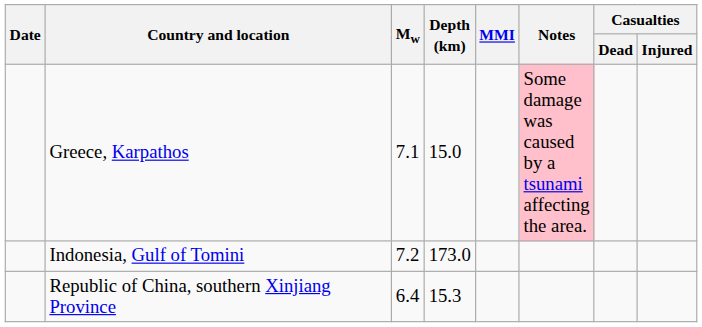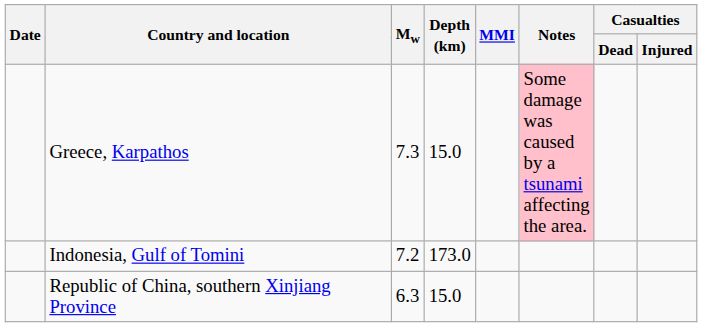(408, 152) 7.1 -> (408, 152) 7.3
(408, 296) 6.4 -> (408, 296) 6.3
(445, 296) 15.3 -> (445, 296) 15.0
